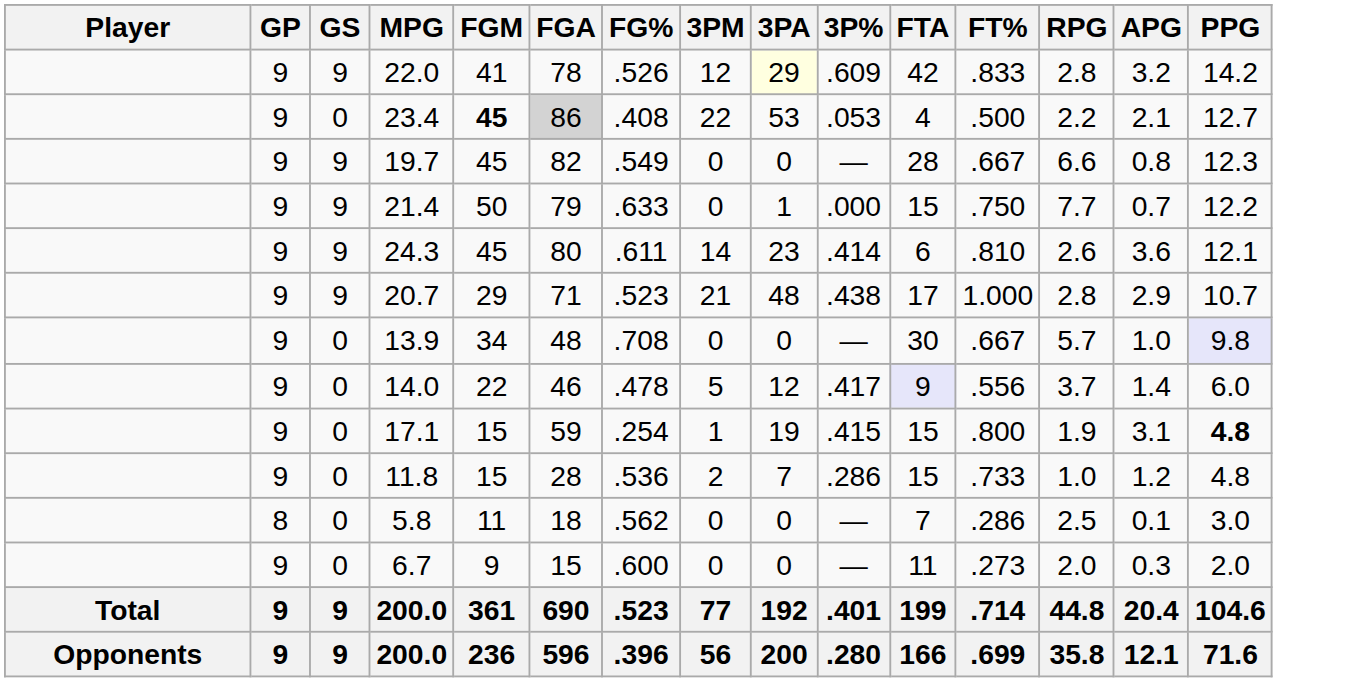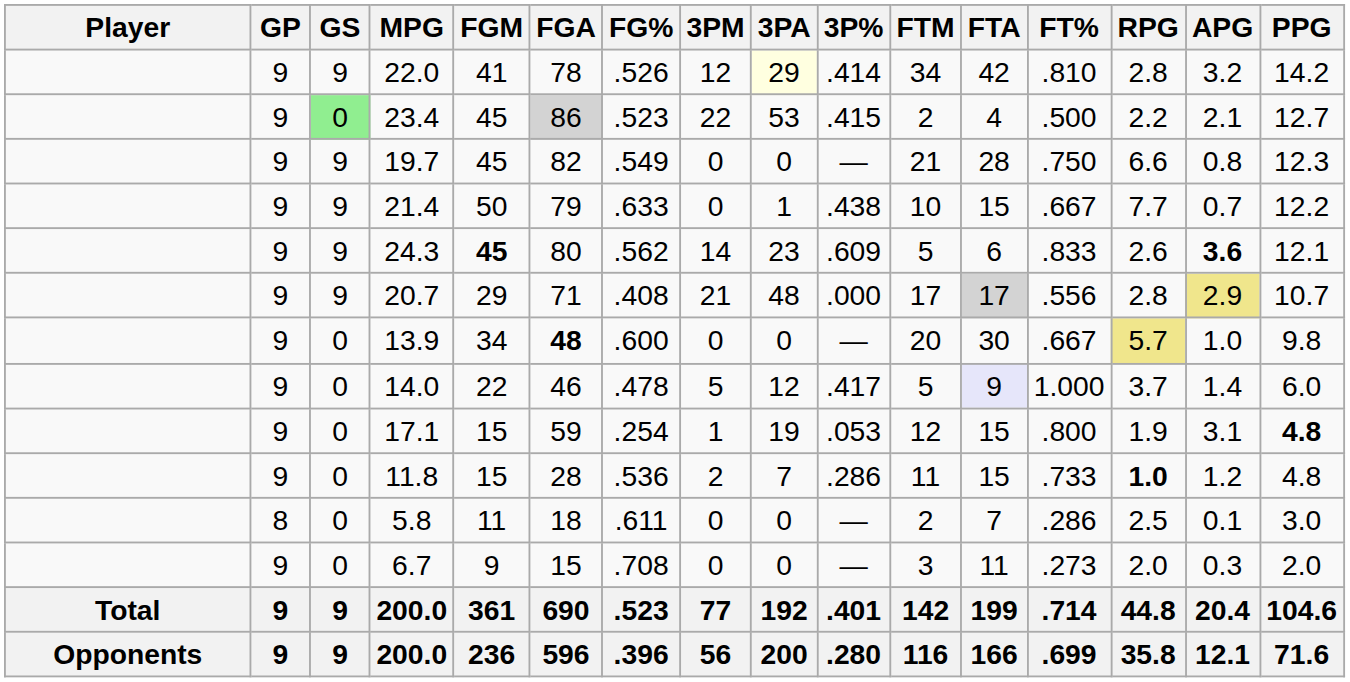+ column: (926, 27)
(854, 72) .609 -> (854, 72) .414
(998, 72) .833 -> (1069, 72) .810
(340, 117) no background -> (340, 117) lightgreen background
(492, 117) bold -> (492, 117) normal
(641, 117) .408 -> (641, 117) .523
(854, 117) .053 -> (854, 117) .415
(998, 162) .667 -> (1069, 162) .750
(854, 207) .000 -> (854, 207) .438
(998, 207) .750 -> (1069, 207) .667
(492, 251) normal -> (492, 251) bold
(641, 251) .611 -> (641, 251) .562
(854, 251) .414 -> (854, 251) .609
(998, 251) .810 -> (1069, 251) .833
(1151, 251) normal -> (1223, 251) bold
(641, 296) .523 -> (641, 296) .408
(854, 296) .438 -> (854, 296) .000
(923, 296) no background -> (994, 296) lightgrey background
(998, 296) 1.000 -> (1069, 296) .556
(1151, 296) no background -> (1223, 296) khaki background
(566, 341) normal -> (566, 341) bold
(641, 341) .708 -> (641, 341) .600
(1077, 341) no background -> (1148, 341) khaki background
(1230, 341) lavender background -> (1302, 341) no background
(998, 386) .556 -> (1069, 386) 1.000
(854, 430) .415 -> (854, 430) .053
(1077, 475) normal -> (1148, 475) bold
(641, 520) .562 -> (641, 520) .611
(641, 565) .600 -> (641, 565) .708
